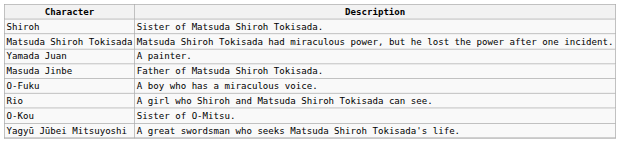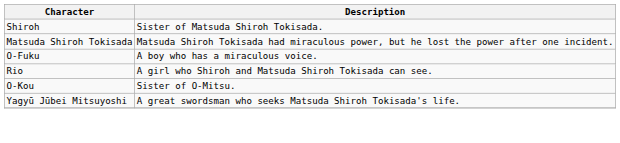- row: (37, 56)
- row: (39, 71)
